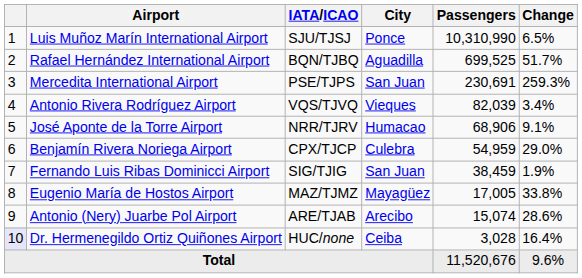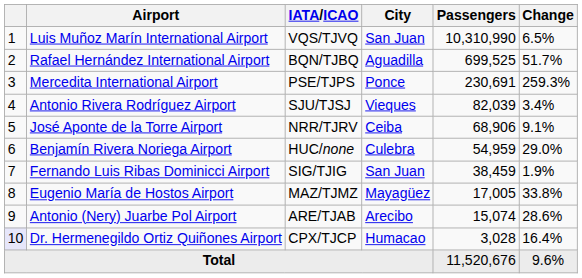(320, 37) SJU/TJSJ -> (323, 37) VQS/TJVQ
(385, 37) Ponce -> (395, 37) San Juan
(395, 82) San Juan -> (385, 82) Ponce
(323, 104) VQS/TJVQ -> (320, 104) SJU/TJSJ
(395, 127) Humacao -> (384, 127) Ceiba
(322, 149) CPX/TJCP -> (321, 149) HUC/none
(321, 238) HUC/none -> (322, 238) CPX/TJCP
(384, 238) Ceiba -> (395, 238) Humacao
